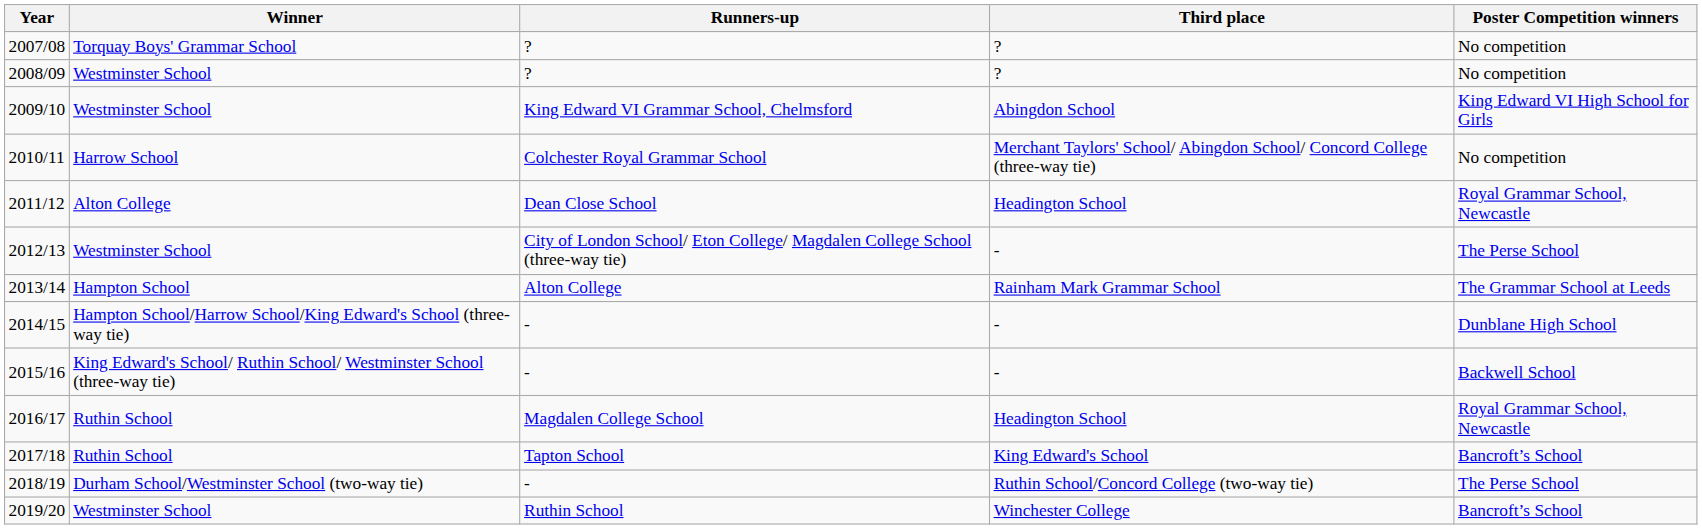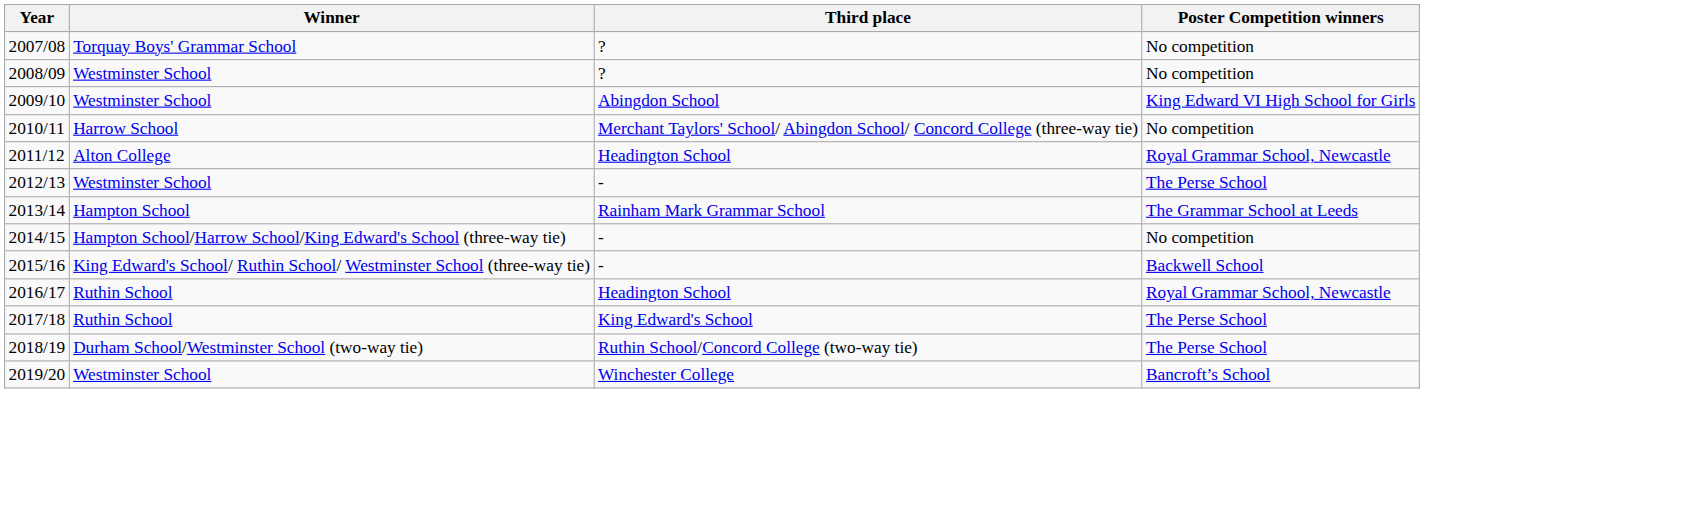- column: (755, 18)
(1537, 324) Dunblane High School -> (1200, 237) No competition
(1520, 455) Bancroft’s School -> (1206, 319) The Perse School
